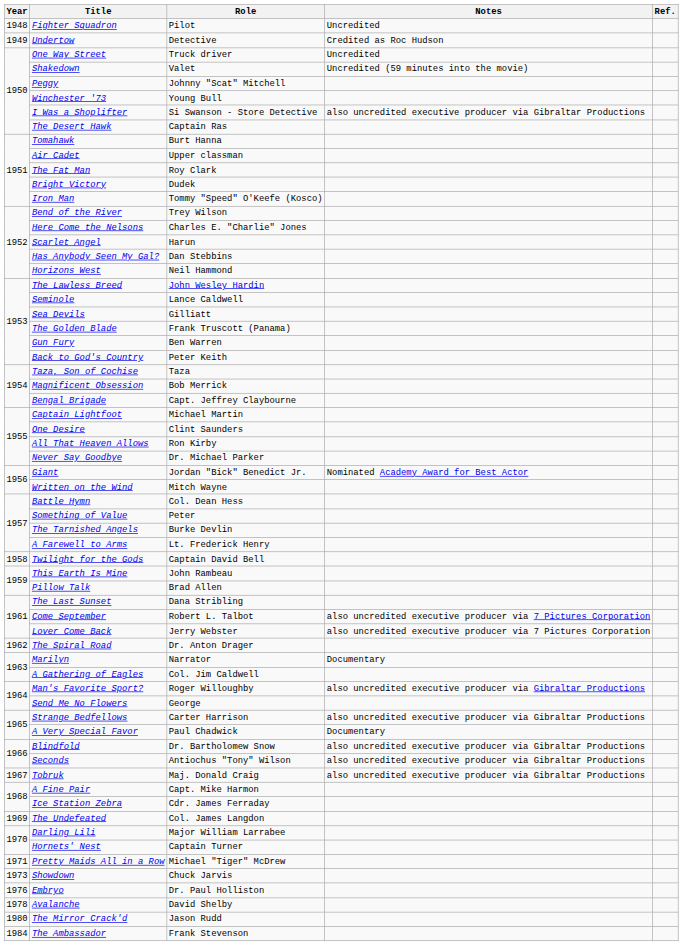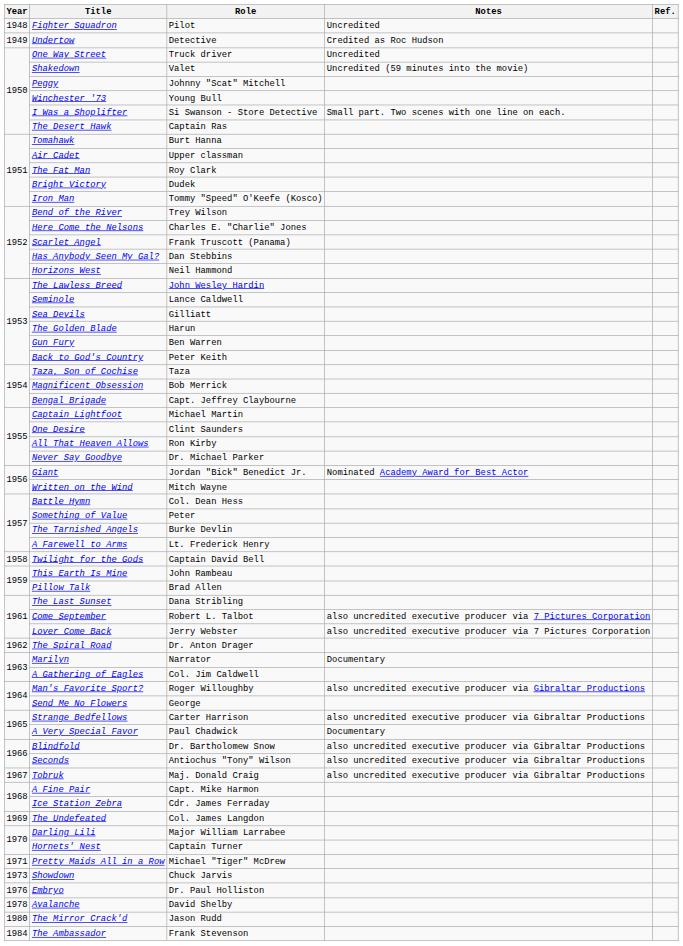(486, 112) also uncredited executive producer via Gibraltar Productions -> (446, 112) Small part. Two scenes with one line on each.
(182, 242) Harun -> (230, 242) Frank Truscott (Panama)
(230, 329) Frank Truscott (Panama) -> (182, 329) Harun
